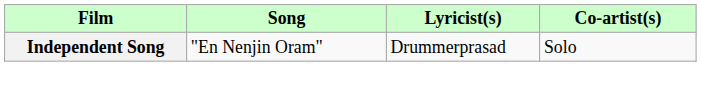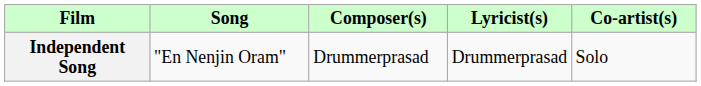+ column: (378, 18)
